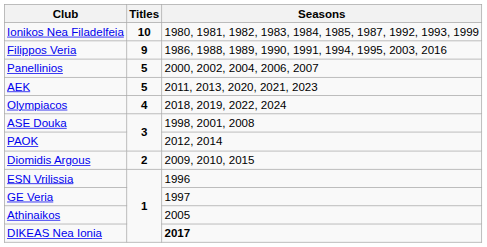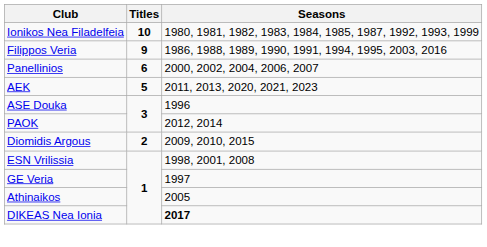(144, 69) 5 -> (144, 69) 6
- row: (37, 105)
(209, 123) 1998, 2001, 2008 -> (177, 105) 1996
(177, 178) 1996 -> (209, 160) 1998, 2001, 2008
